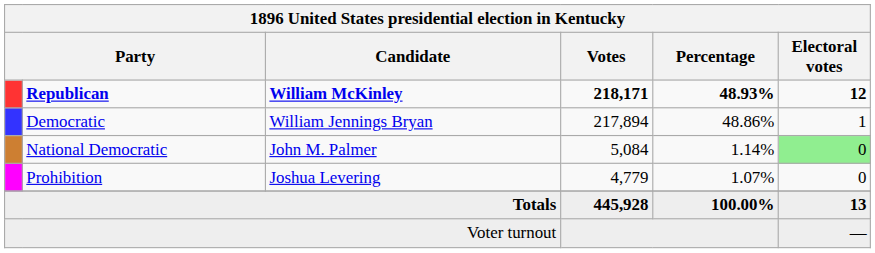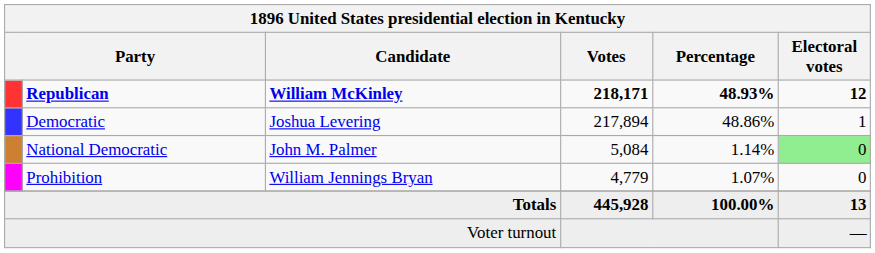(351, 122) William Jennings Bryan -> (325, 122) Joshua Levering
(325, 177) Joshua Levering -> (351, 177) William Jennings Bryan
